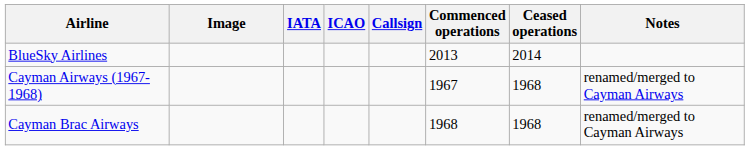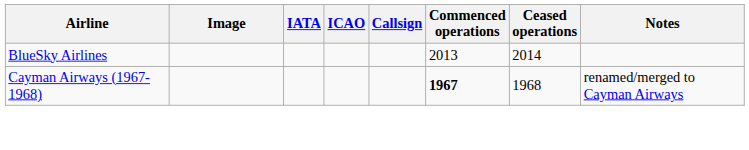(443, 85) normal -> (443, 85) bold
- row: (74, 124)
